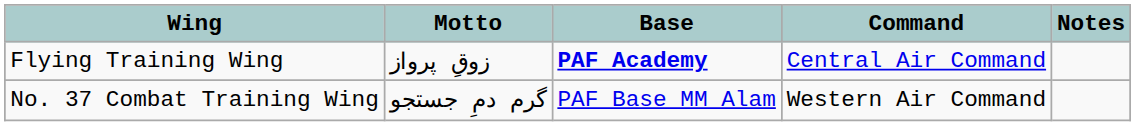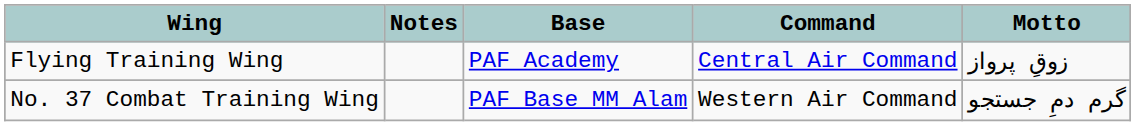columns swapped: (468, 23) <-> (1091, 23)
(632, 61) bold -> (544, 61) normal
